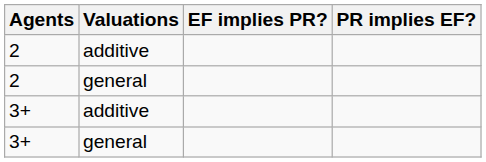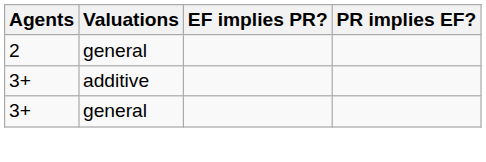- row: (14, 50)
